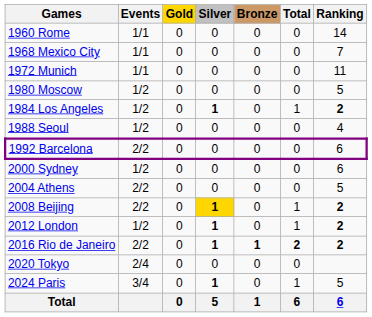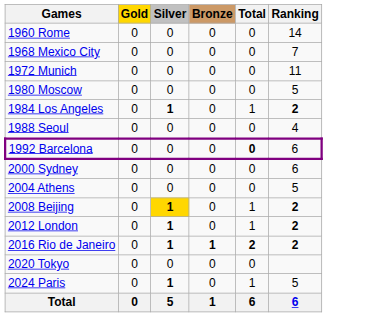- column: (141, 14)
(297, 148) normal -> (252, 148) bold
